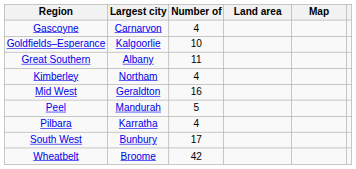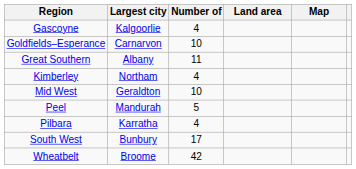(138, 28) Carnarvon -> (138, 28) Kalgoorlie
(138, 44) Kalgoorlie -> (138, 44) Carnarvon
(196, 92) 16 -> (196, 92) 10
